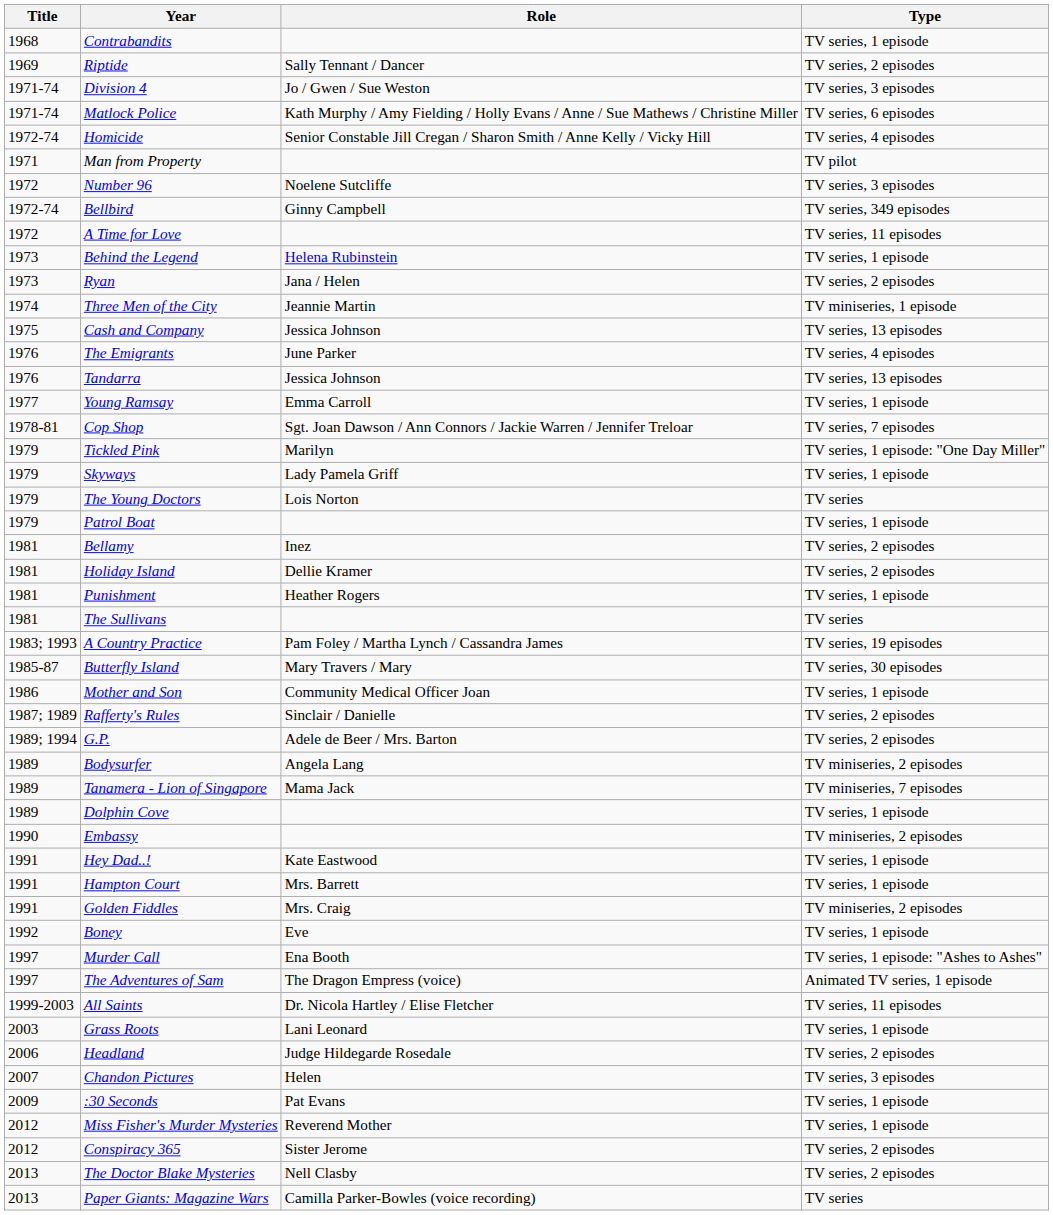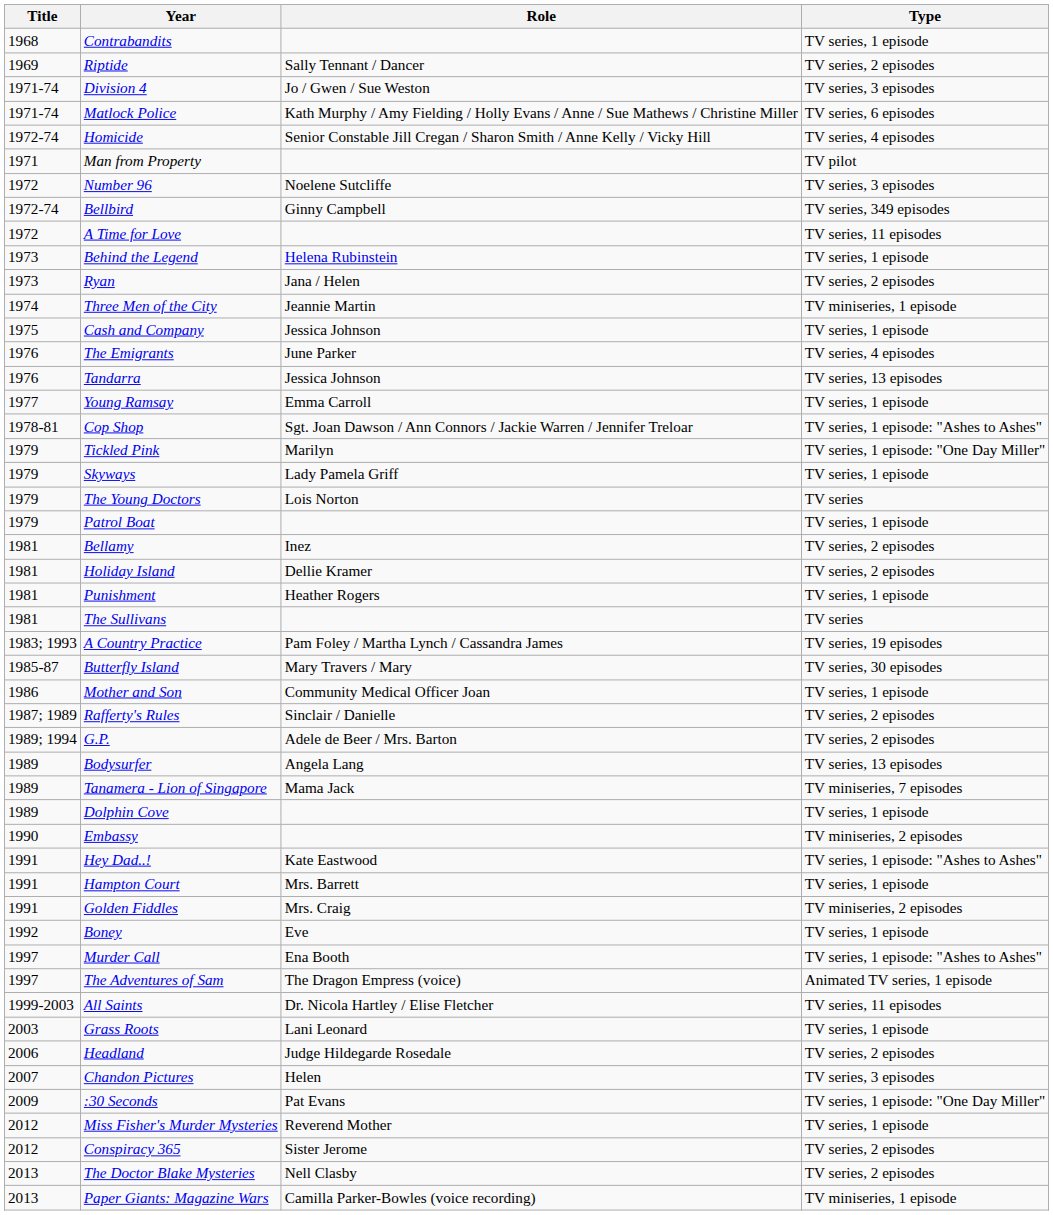(873, 329) TV series, 13 episodes -> (867, 329) TV series, 1 episode
(870, 426) TV series, 7 episodes -> (923, 426) TV series, 1 episode: "Ashes to Ashes"
(884, 763) TV miniseries, 2 episodes -> (873, 763) TV series, 13 episodes
(867, 860) TV series, 1 episode -> (923, 860) TV series, 1 episode: "Ashes to Ashes"
(867, 1101) TV series, 1 episode -> (925, 1101) TV series, 1 episode: "One Day Miller"
(834, 1197) TV series -> (881, 1197) TV miniseries, 1 episode
